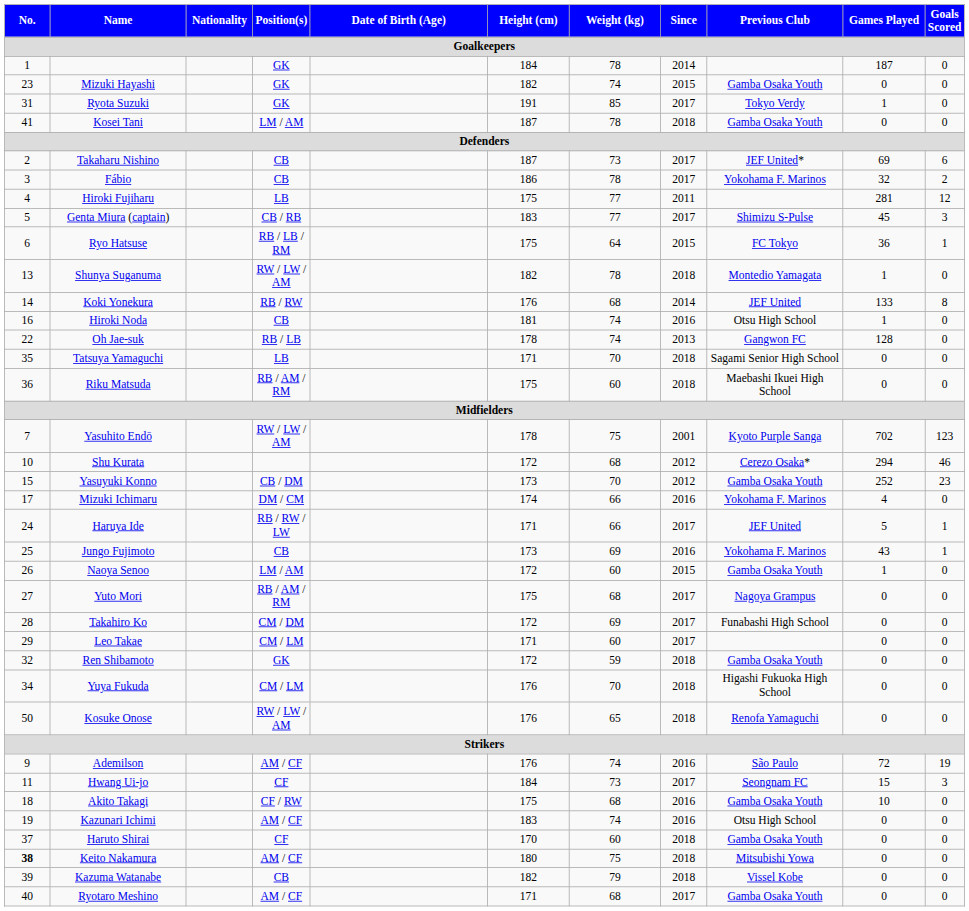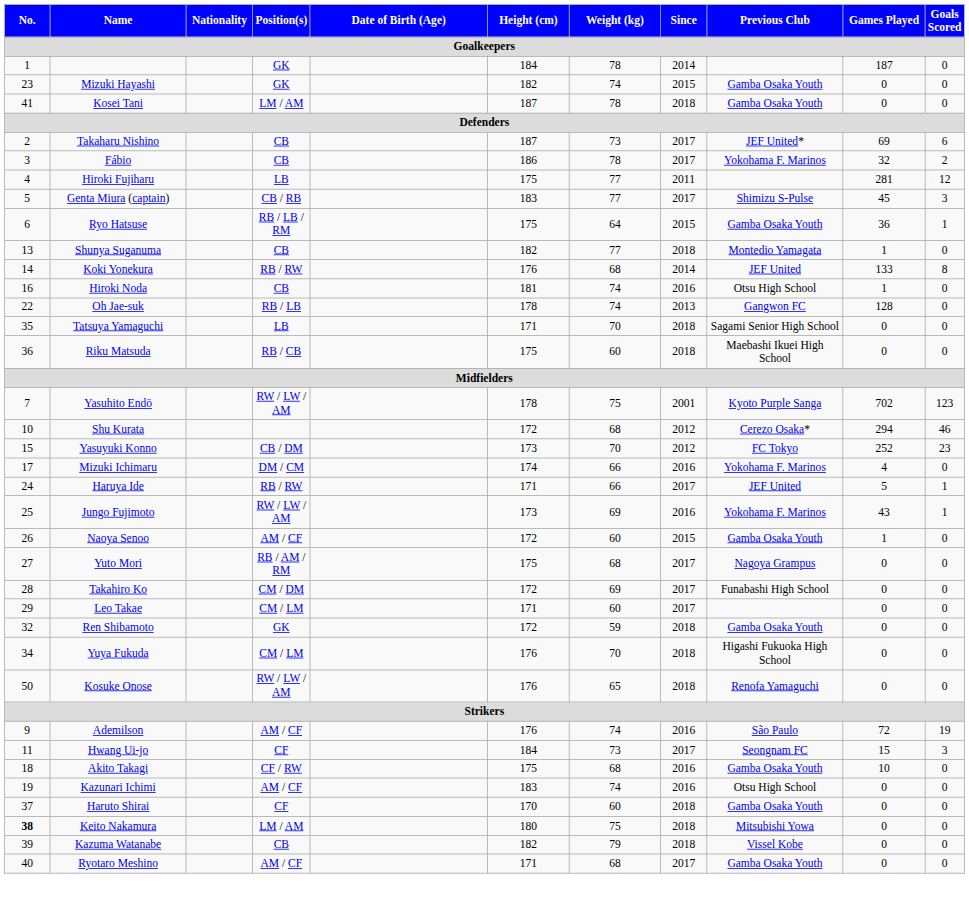- row: (118, 103)
(775, 243) FC Tokyo -> (775, 224) Gamba Osaka Youth
(281, 276) RW / LW / AM -> (281, 250) CB
(615, 276) 78 -> (615, 250) 77
(281, 384) RB / AM / RM -> (281, 352) RB / CB
(775, 481) Gamba Osaka Youth -> (775, 448) FC Tokyo
(281, 526) RB / RW / LW -> (281, 486) RB / RW
(281, 551) CB -> (281, 512) RW / LW / AM
(281, 570) LM / AM -> (281, 538) AM / CF
(281, 858) AM / CF -> (281, 826) LM / AM
